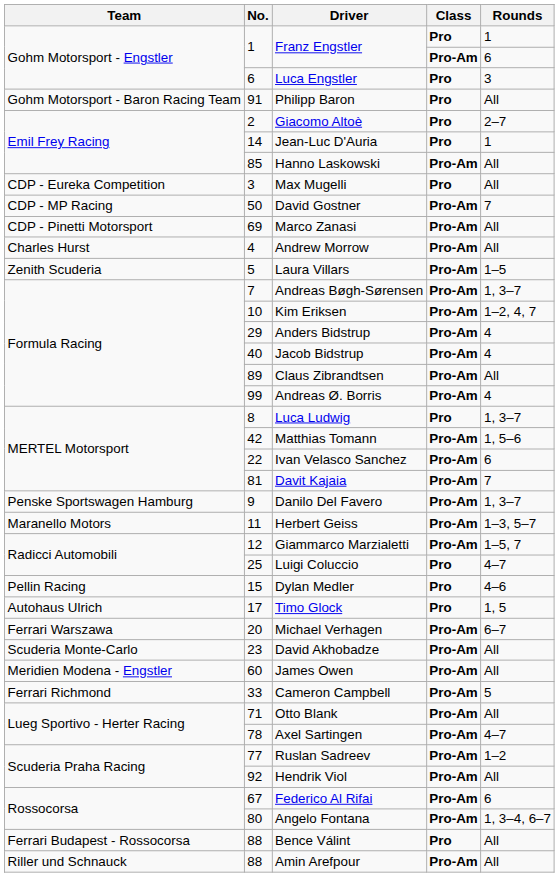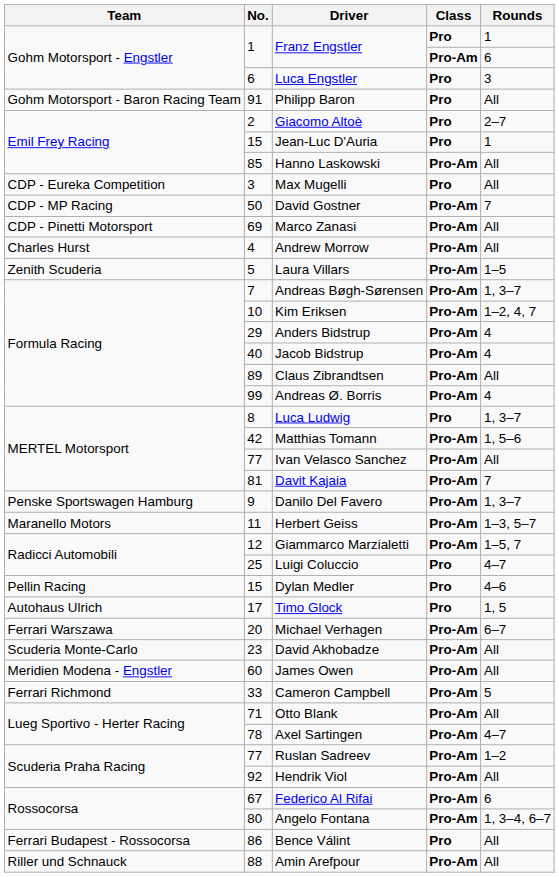(255, 142) 14 -> (255, 142) 15
(255, 460) 22 -> (255, 460) 77
(488, 460) 6 -> (491, 460) All
(255, 841) 88 -> (255, 841) 86
